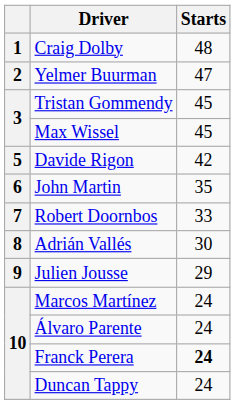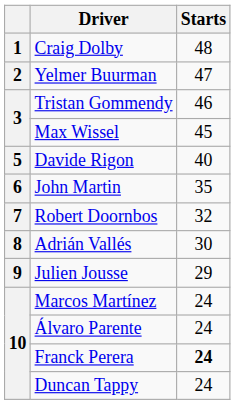(203, 103) 45 -> (203, 103) 46
(203, 160) 42 -> (203, 160) 40
(203, 216) 33 -> (203, 216) 32
